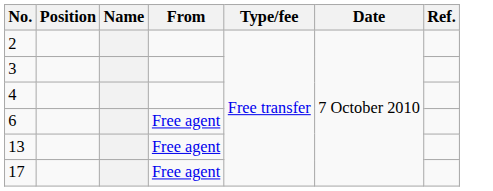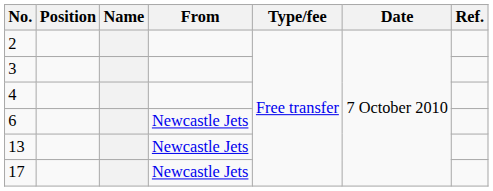(186, 120) Free agent -> (200, 120) Newcastle Jets
(186, 146) Free agent -> (200, 146) Newcastle Jets
(186, 172) Free agent -> (200, 172) Newcastle Jets
